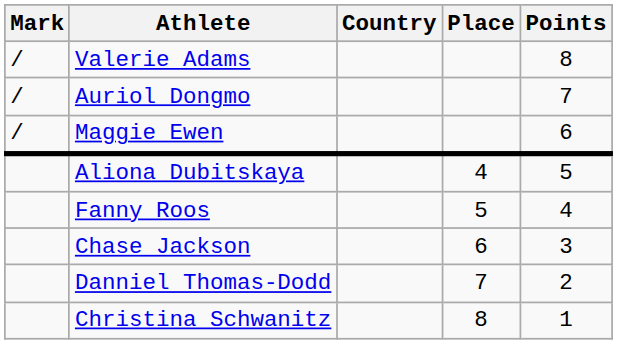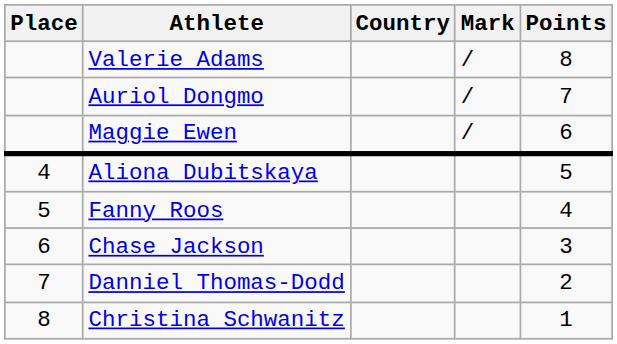columns swapped: (481, 23) <-> (37, 23)
